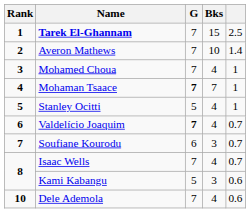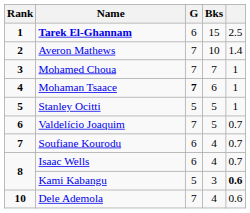(194, 32) 7 -> (194, 32) 6
(214, 69) 4 -> (214, 69) 7
(214, 88) 7 -> (214, 88) 6
(214, 106) 4 -> (214, 106) 5
(194, 125) bold -> (194, 125) normal
(214, 125) 4 -> (214, 125) 5
(214, 143) 3 -> (214, 143) 4
(194, 162) 7 -> (194, 162) 6
(235, 180) normal -> (235, 180) bold
